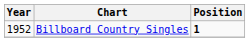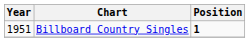(19, 29) 1952 -> (19, 29) 1951
